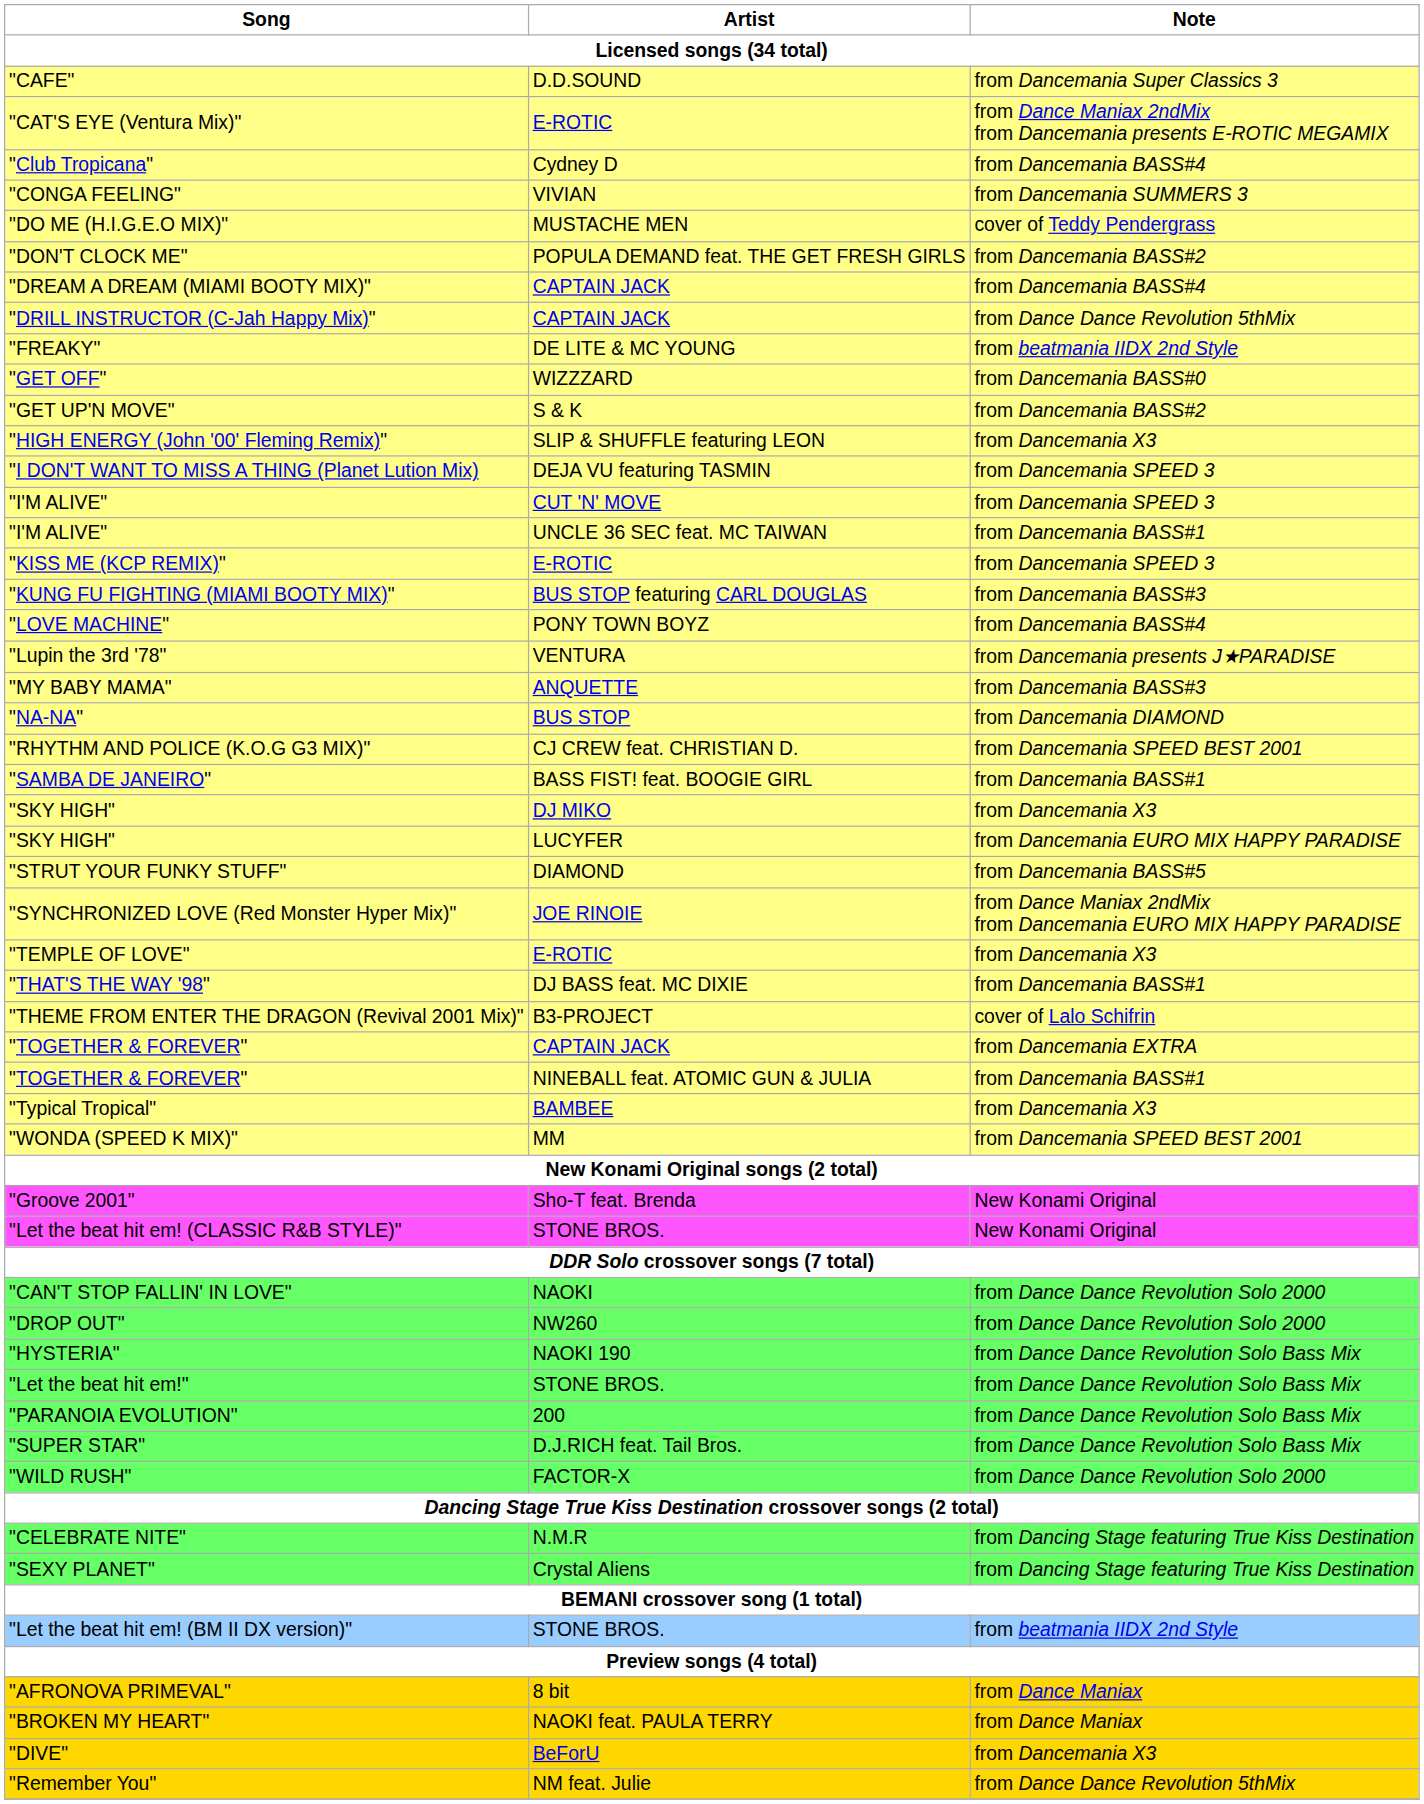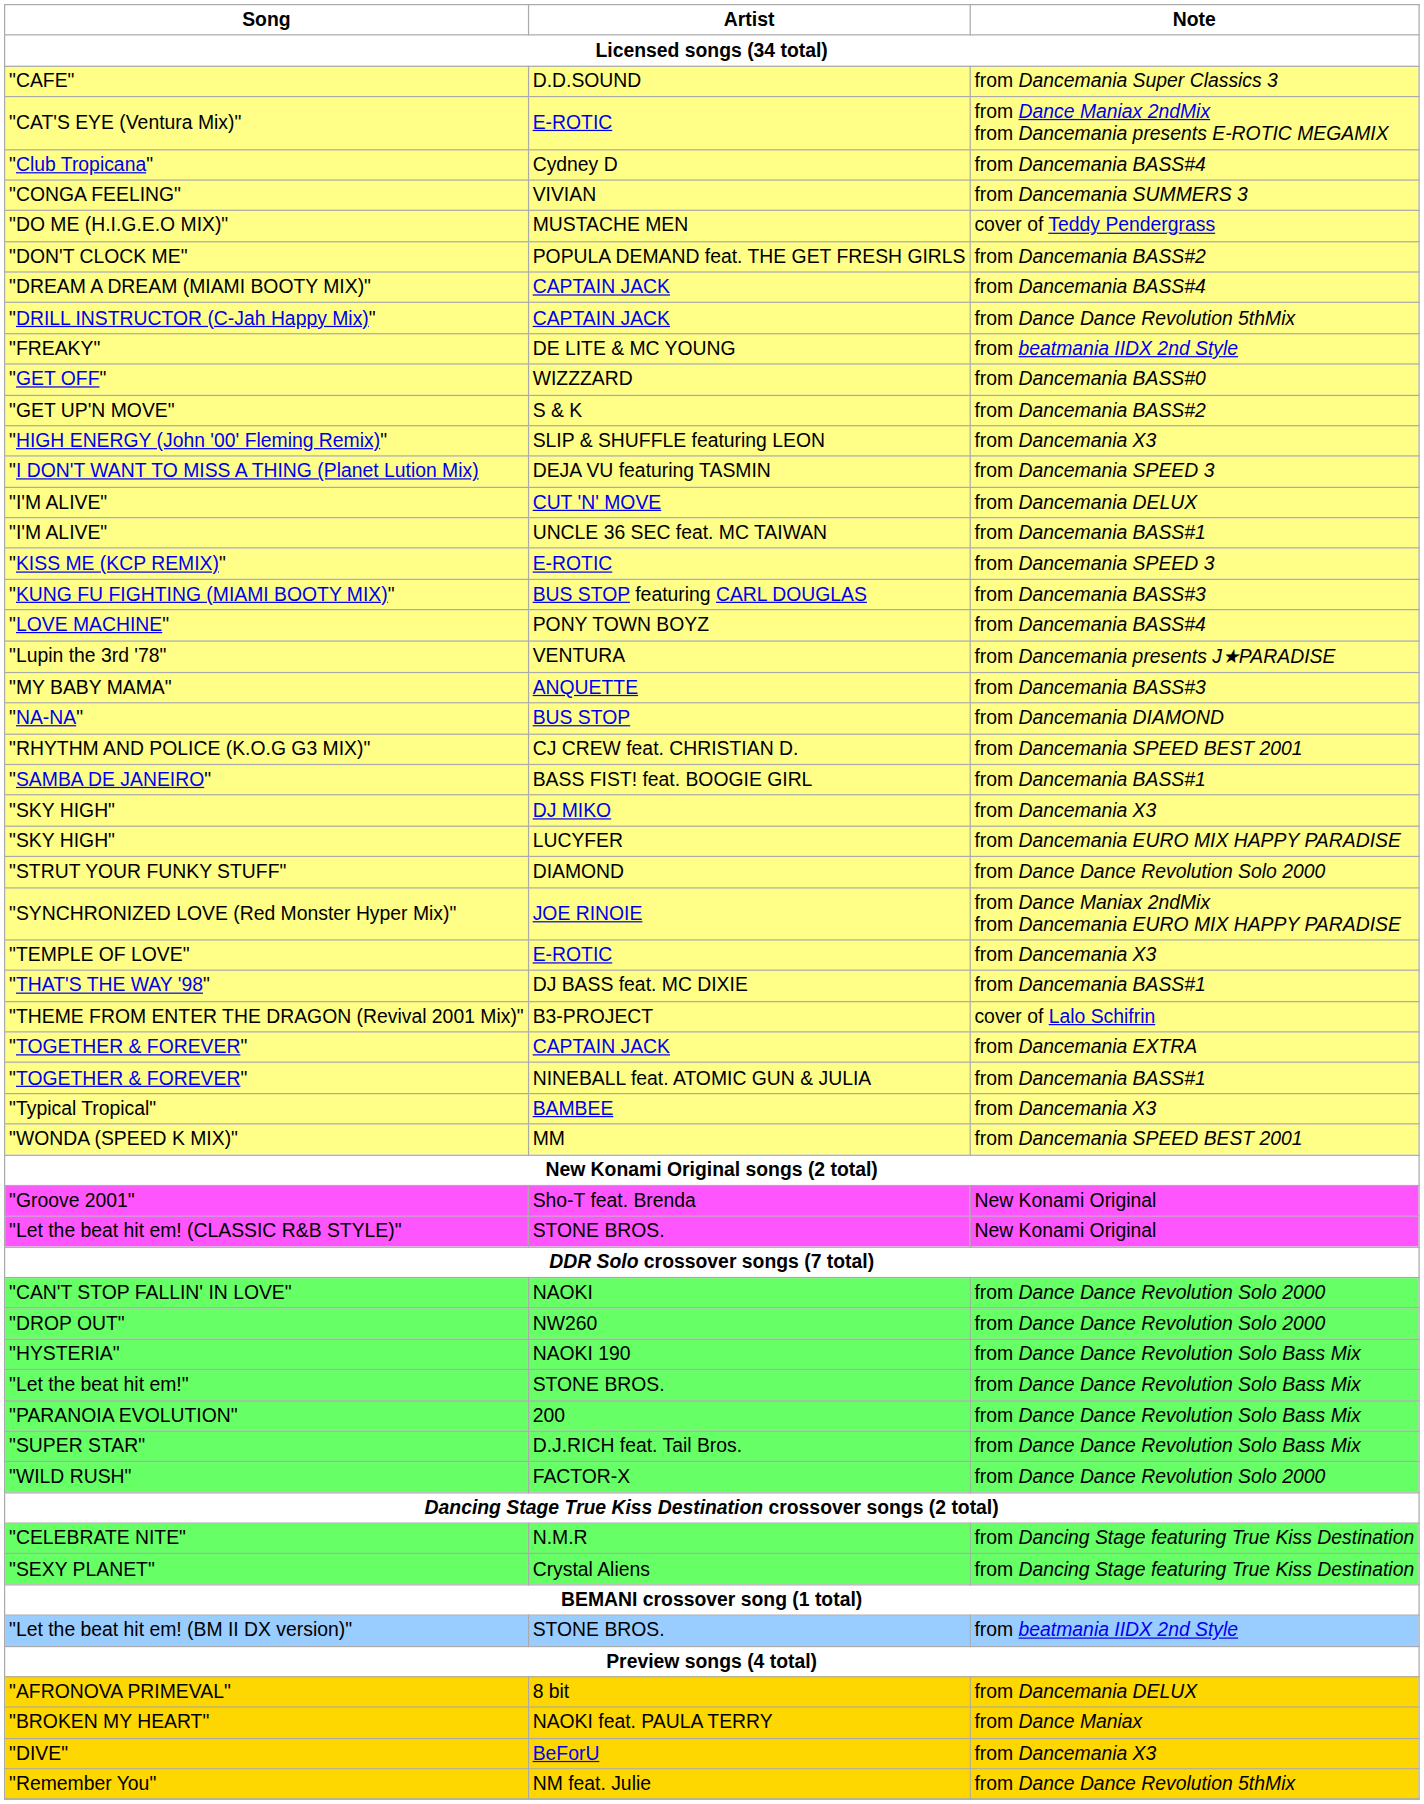(1094, 502) from Dancemania SPEED 3 -> (1086, 502) from Dancemania DELUX
(1090, 871) from Dancemania BASS#5 -> (1150, 871) from Dance Dance Revolution Solo 2000
(1058, 1691) from Dance Maniax -> (1086, 1691) from Dancemania DELUX
